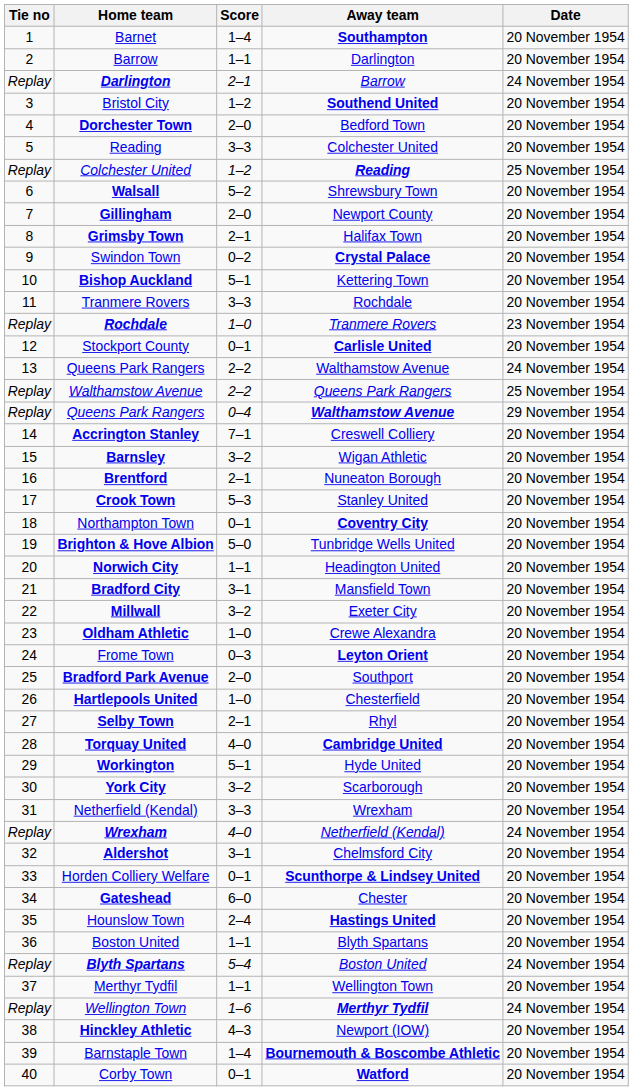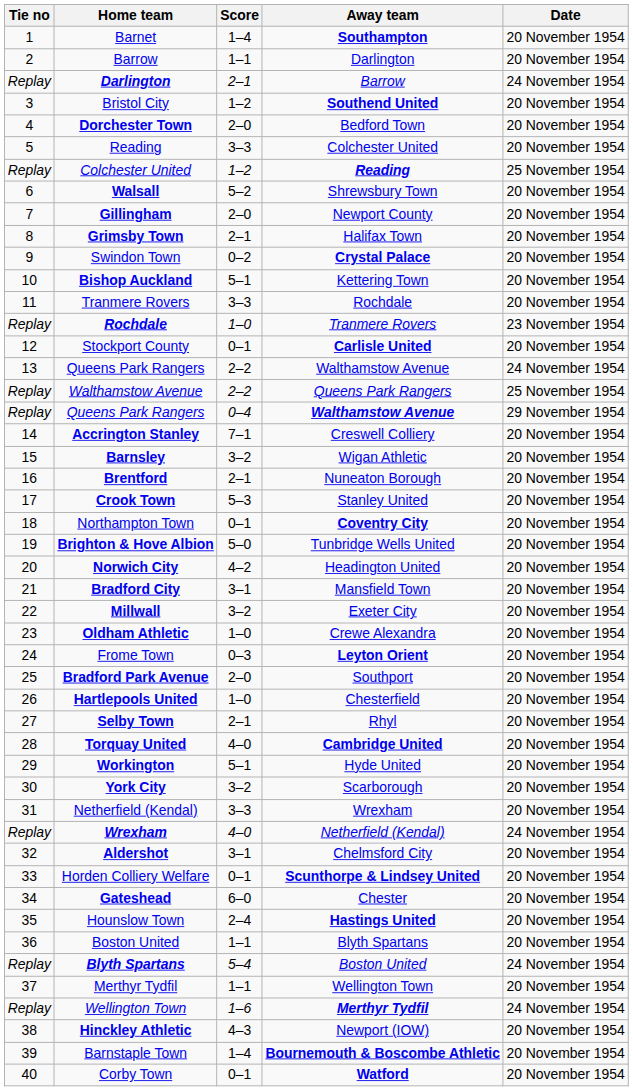(240, 567) 1–1 -> (240, 567) 4–2
